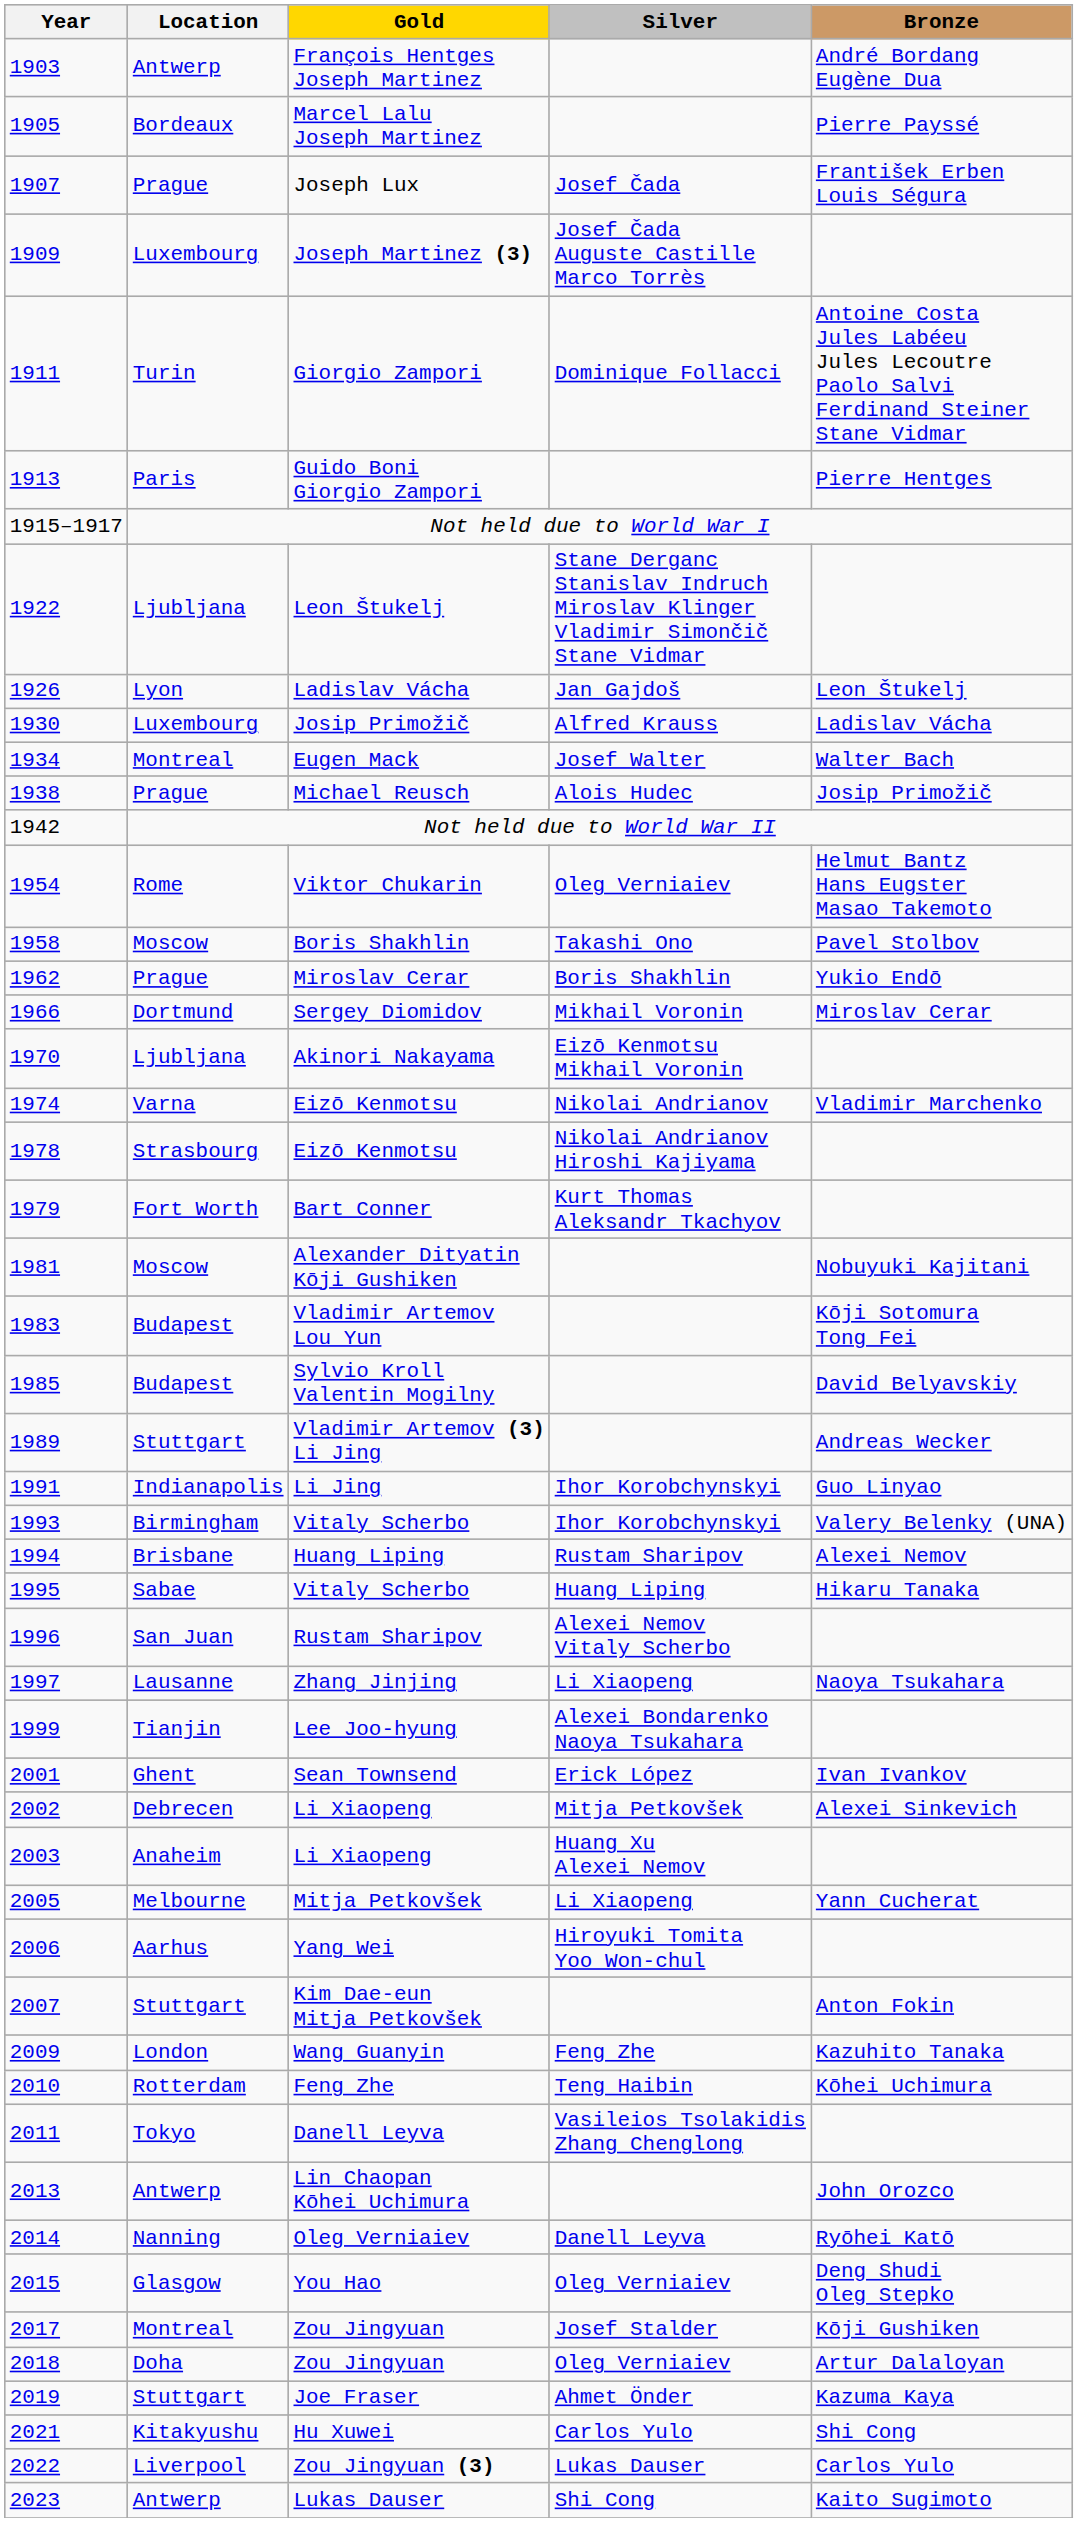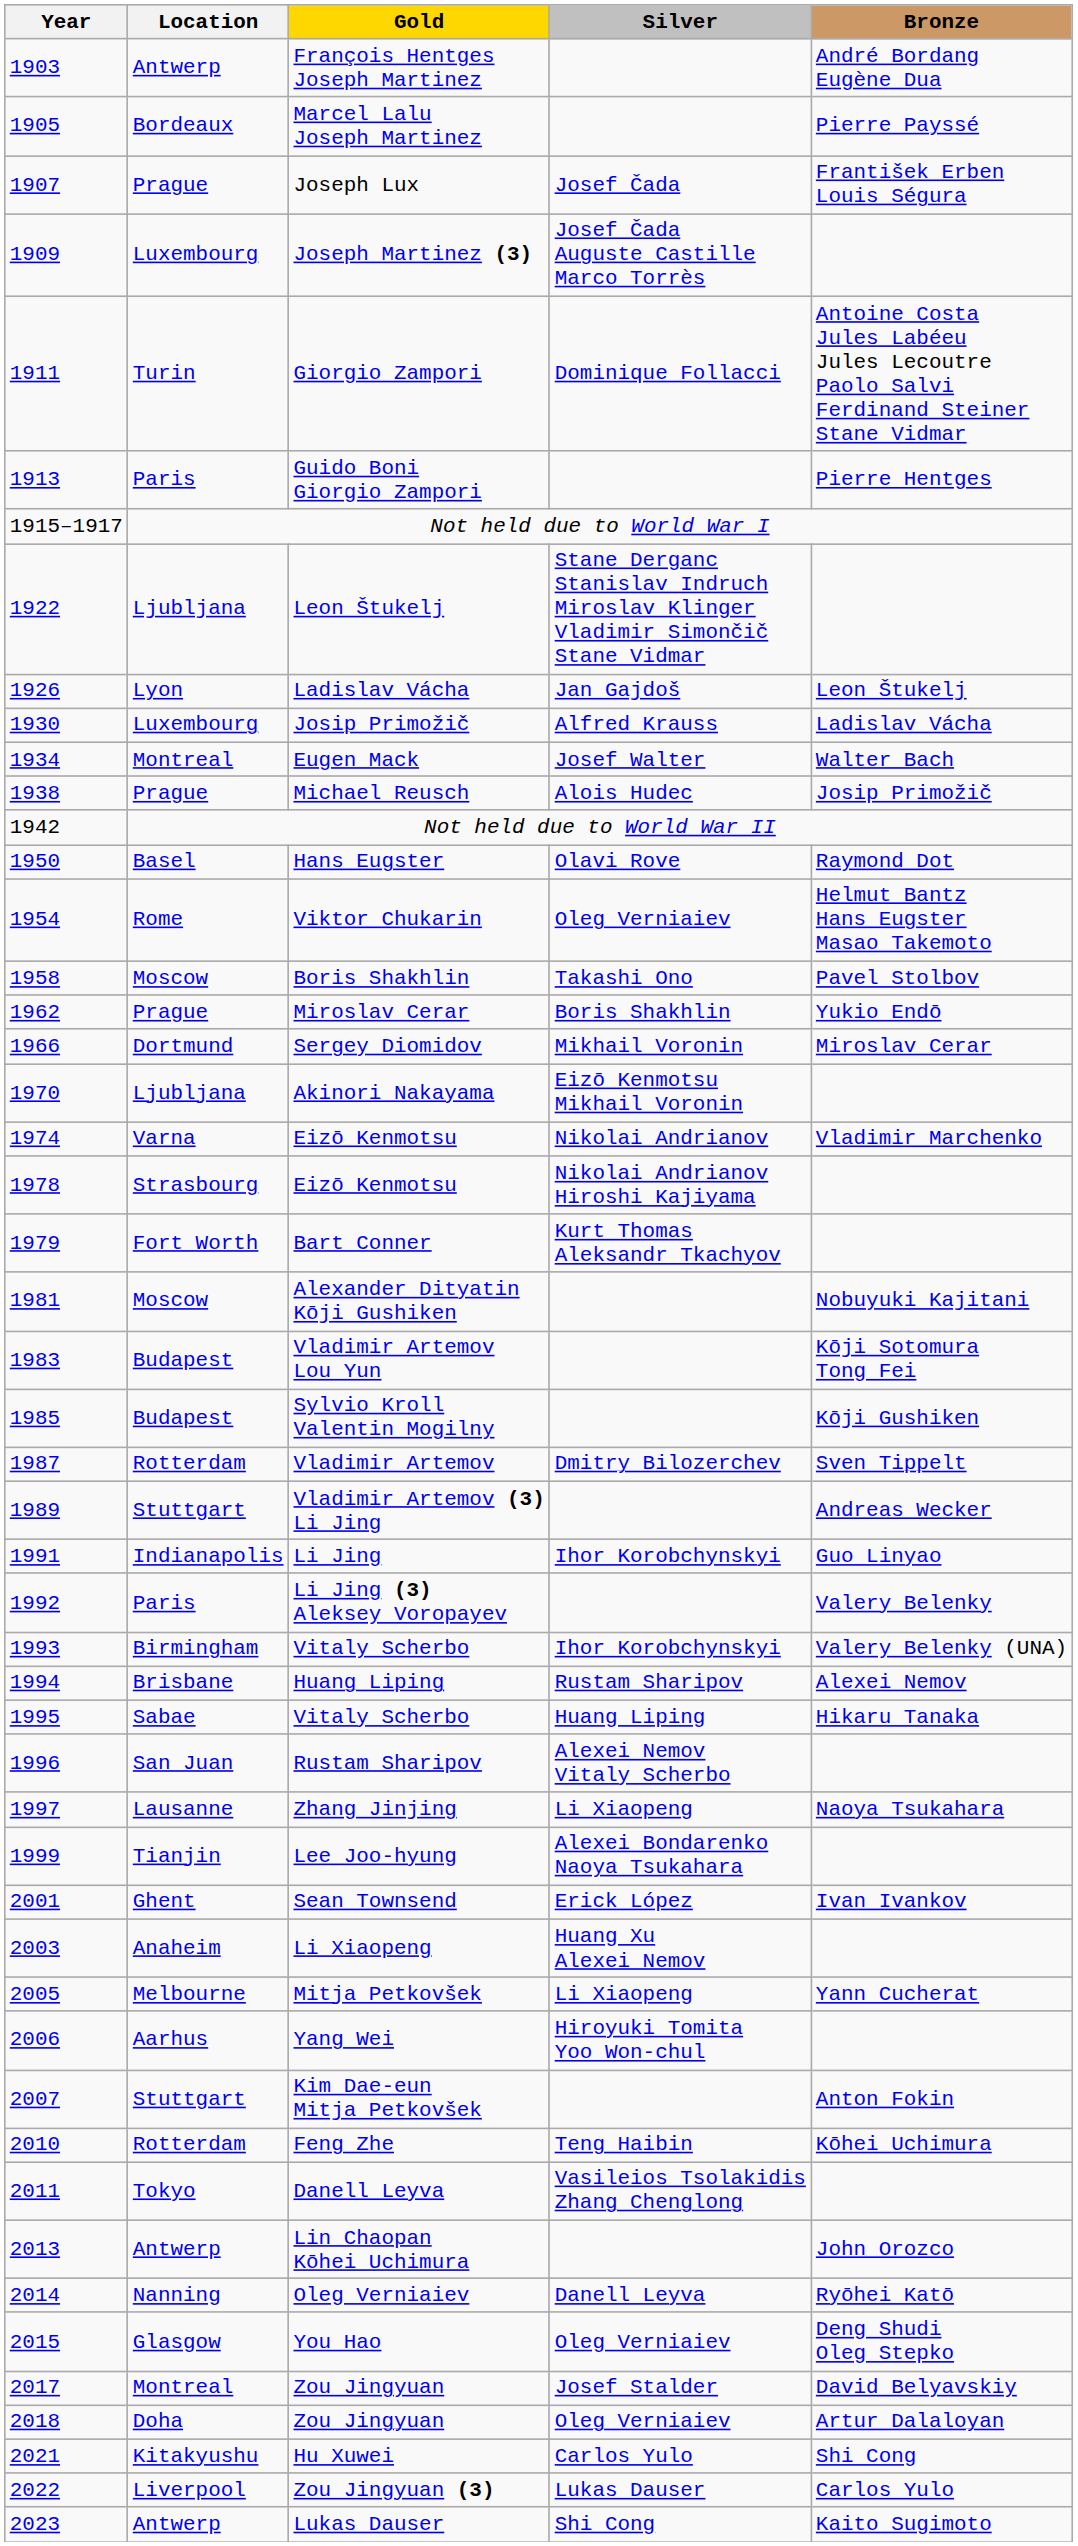+ row: (35, 862)
(916, 1384) David Belyavskiy -> (898, 1418) Kōji Gushiken
+ row: (35, 1464)
+ row: (35, 1603)
- row: (35, 1810)
- row: (35, 2053)
(898, 2330) Kōji Gushiken -> (916, 2388) David Belyavskiy
- row: (35, 2398)
